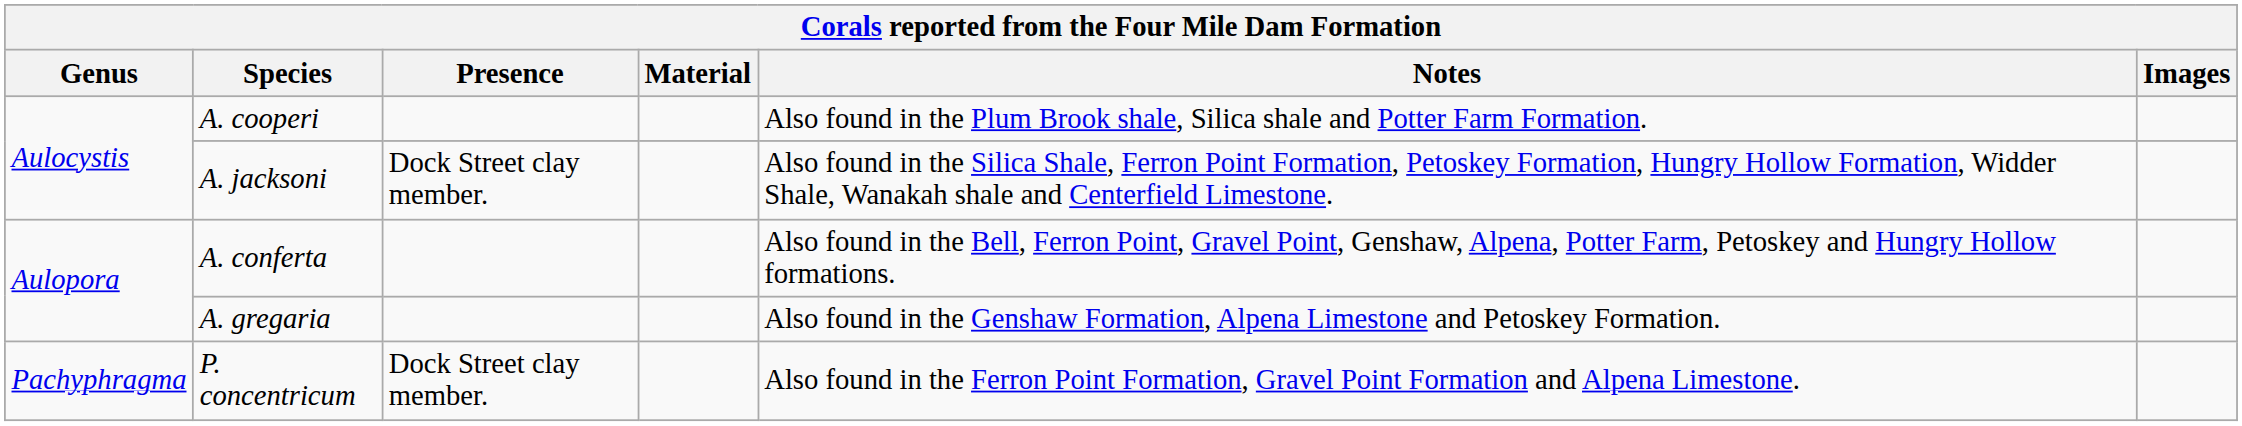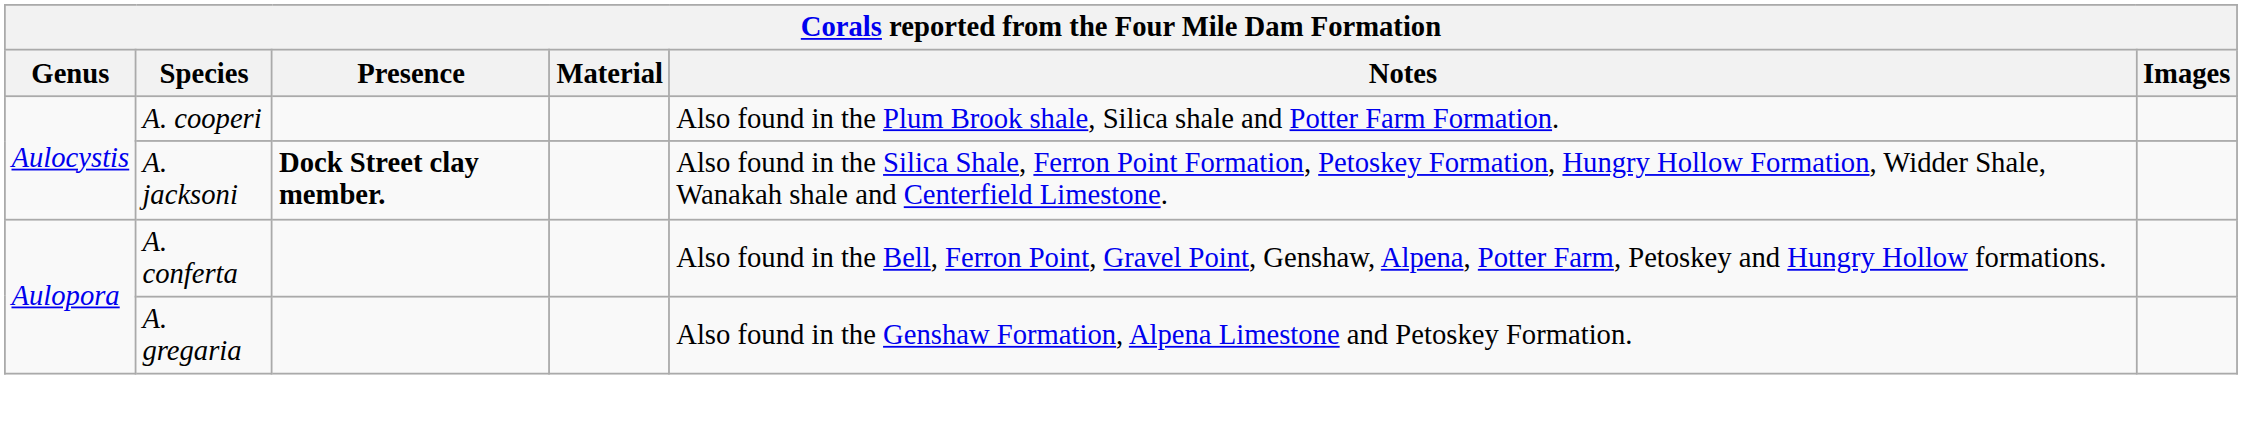(484, 179) normal -> (379, 179) bold
- row: (278, 380)
